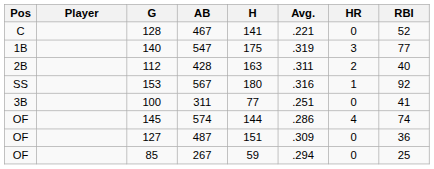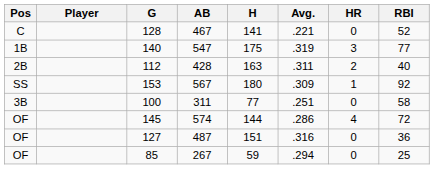(303, 84) .316 -> (303, 84) .309
(404, 102) 41 -> (404, 102) 58
(404, 119) 74 -> (404, 119) 72
(303, 137) .309 -> (303, 137) .316
